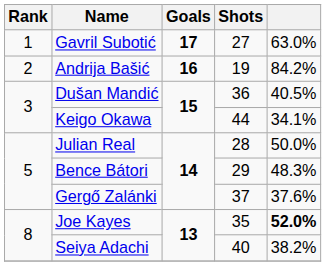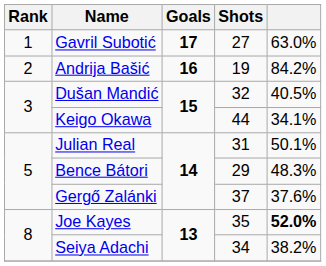(241, 94) 36 -> (241, 94) 32
(241, 145) 28 -> (241, 145) 31
(294, 145) 50.0% -> (294, 145) 50.1%
(241, 247) 40 -> (241, 247) 34
